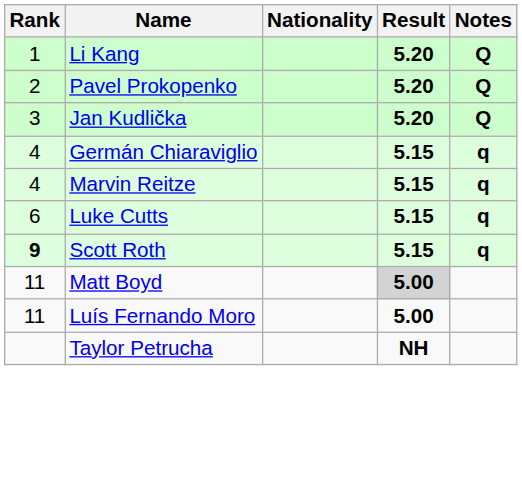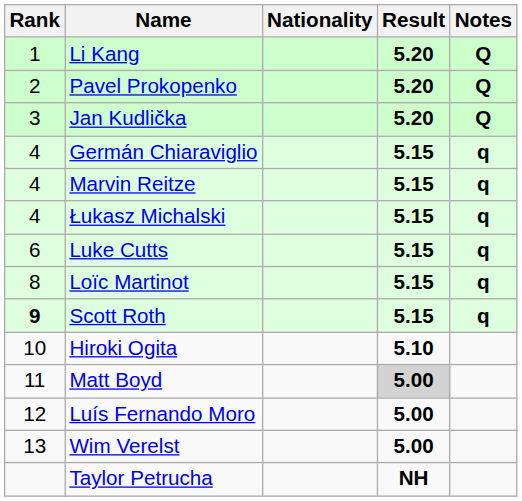+ row: (147, 217)
+ row: (129, 282)
+ row: (123, 348)
(35, 315) 11 -> (35, 413) 12
+ row: (124, 446)
